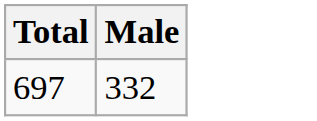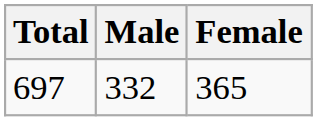+ column: (249, 31)
